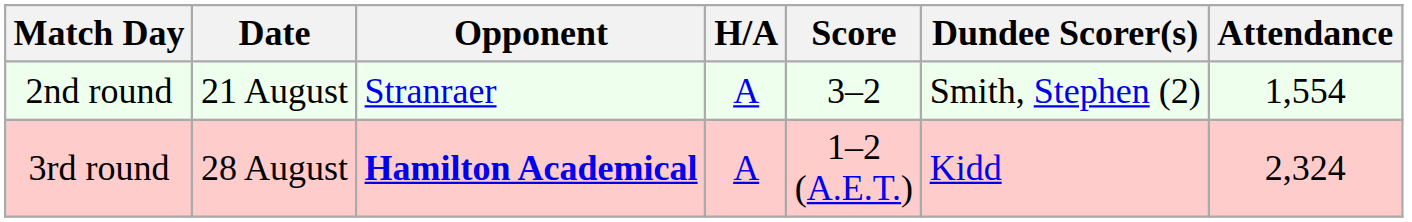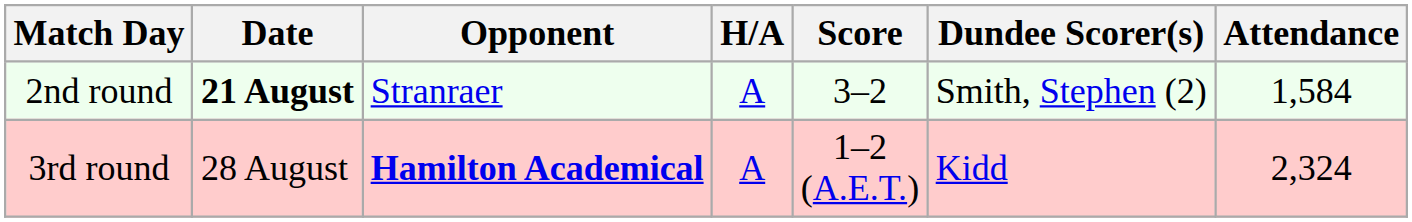(274, 90) normal -> (278, 90) bold
(1305, 90) 1,554 -> (1311, 90) 1,584
